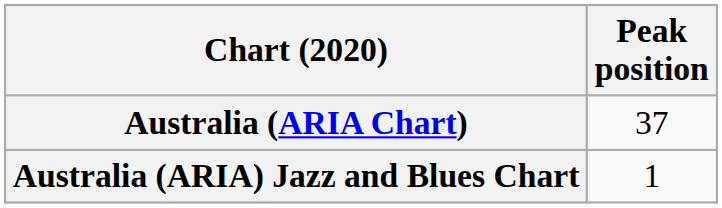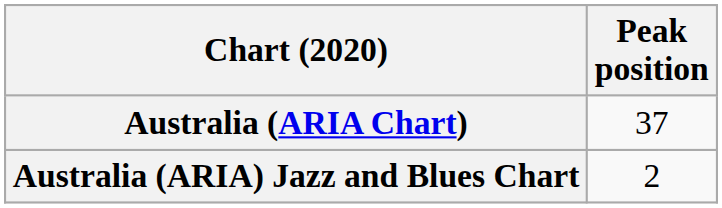(652, 175) 1 -> (652, 175) 2
